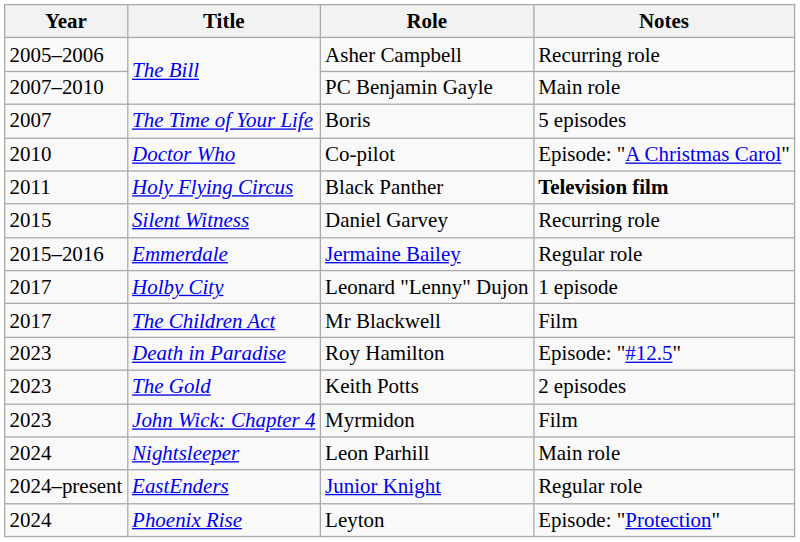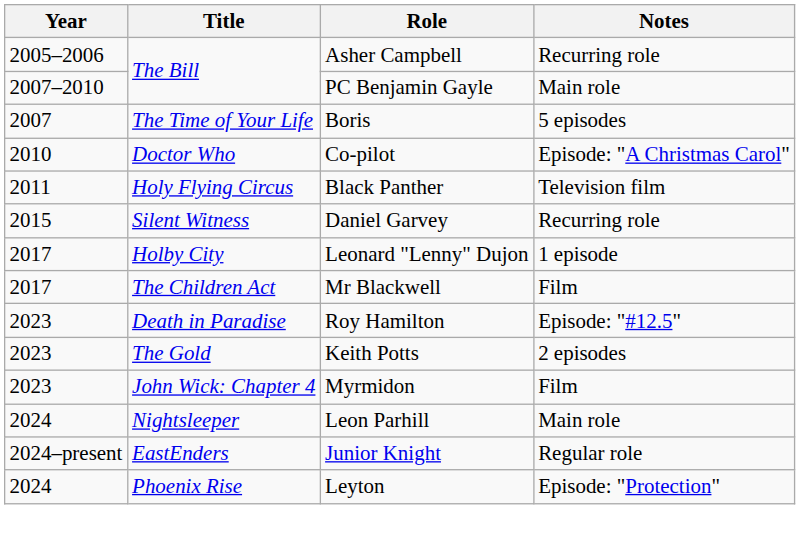(603, 187) bold -> (602, 187) normal
- row: (393, 253)
